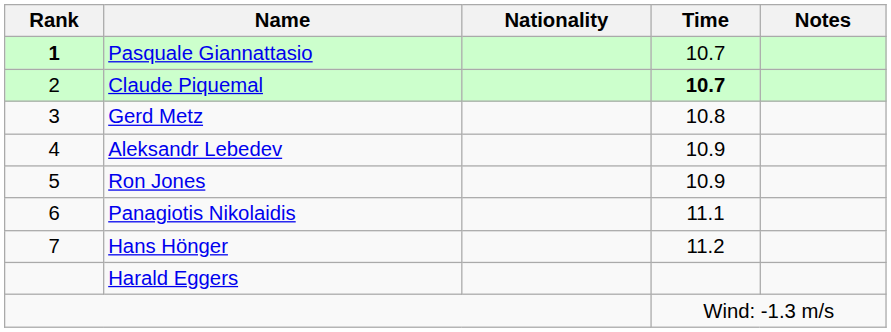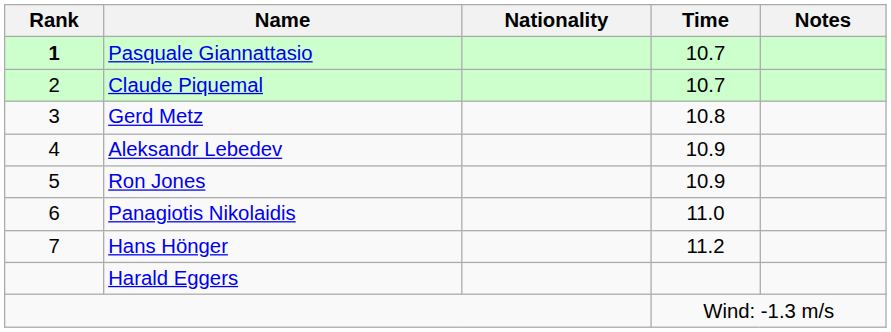(705, 85) bold -> (705, 85) normal
(705, 213) 11.1 -> (705, 213) 11.0
